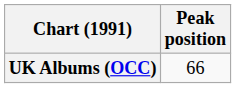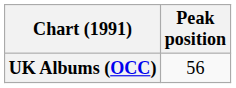(195, 67) 66 -> (195, 67) 56
